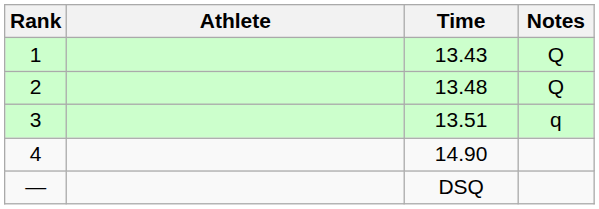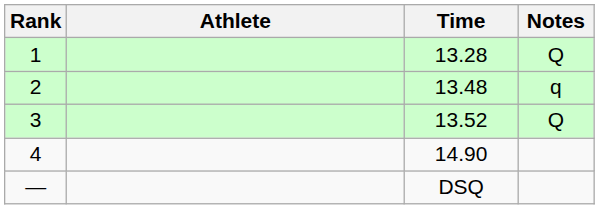(461, 54) 13.43 -> (461, 54) 13.28
(556, 87) Q -> (556, 87) q
(461, 120) 13.51 -> (461, 120) 13.52
(556, 120) q -> (556, 120) Q
